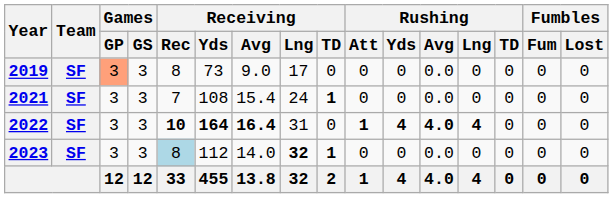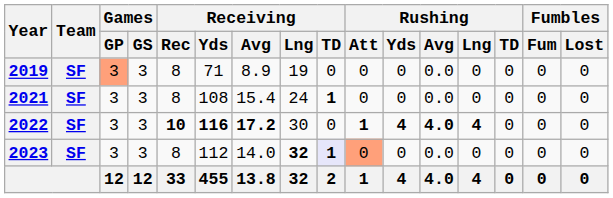(213, 72) 73 -> (213, 72) 71
(256, 72) 9.0 -> (256, 72) 8.9
(299, 72) 17 -> (299, 72) 19
(176, 99) 7 -> (176, 99) 8
(213, 126) 164 -> (213, 126) 116
(256, 126) 16.4 -> (256, 126) 17.2
(299, 126) 31 -> (299, 126) 30
(176, 153) lightblue background -> (176, 153) no background
(331, 153) no background -> (331, 153) lavender background
(364, 153) no background -> (364, 153) lightsalmon background
